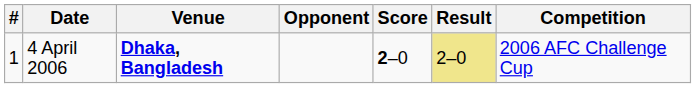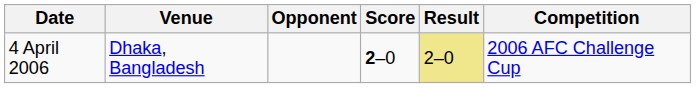- column: (14, 18)
(172, 57) bold -> (157, 57) normal
